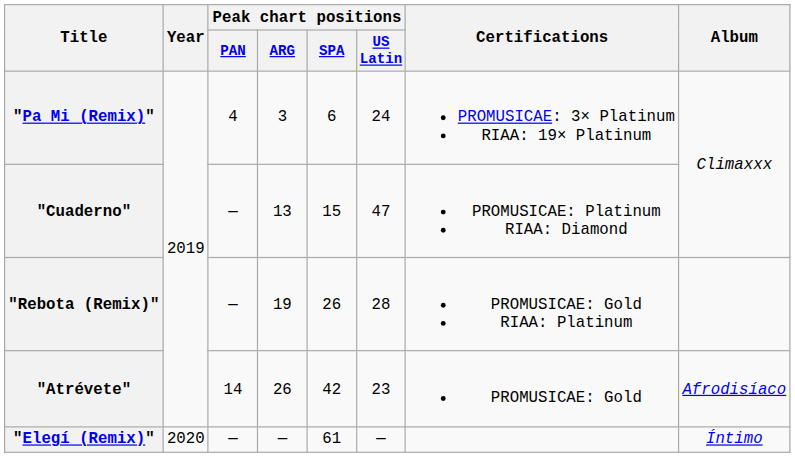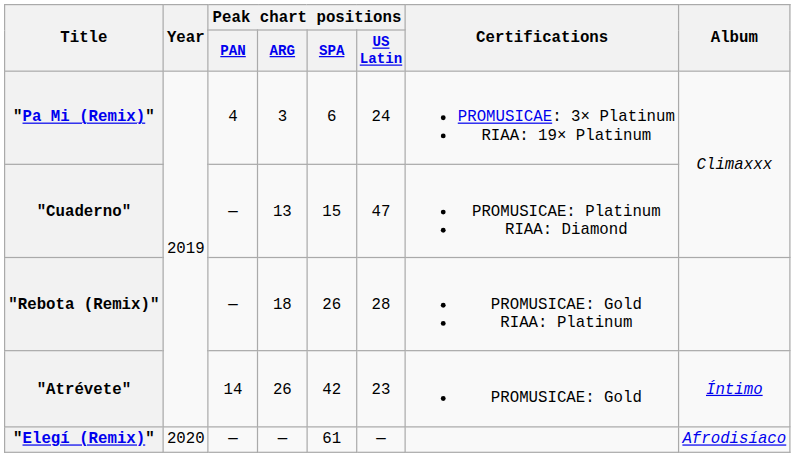(282, 304) 19 -> (282, 304) 18
(734, 389) Afrodisíaco -> (734, 389) Íntimo
(734, 439) Íntimo -> (734, 439) Afrodisíaco
